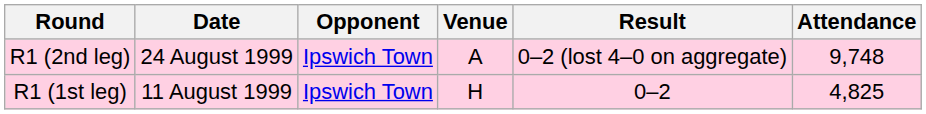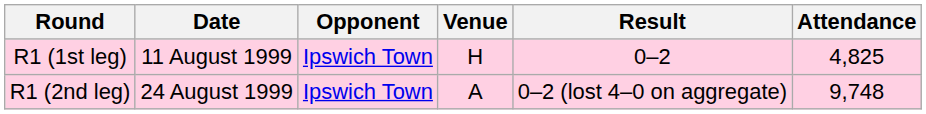rows swapped: (70, 91) <-> (70, 56)
